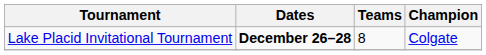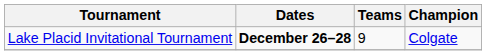(362, 38) 8 -> (362, 38) 9
